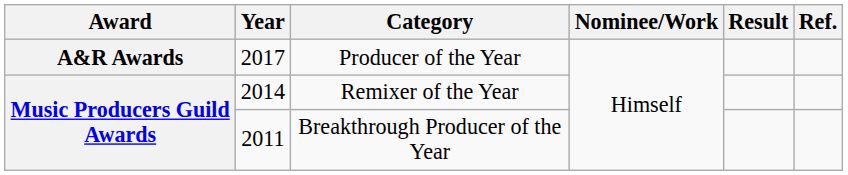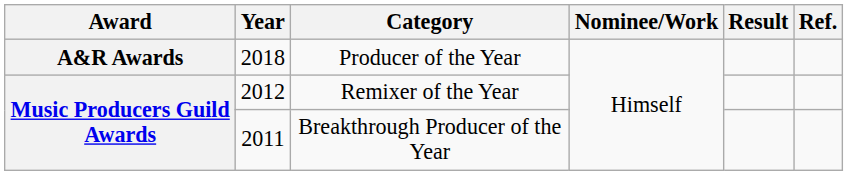(263, 57) 2017 -> (263, 57) 2018
(263, 92) 2014 -> (263, 92) 2012
